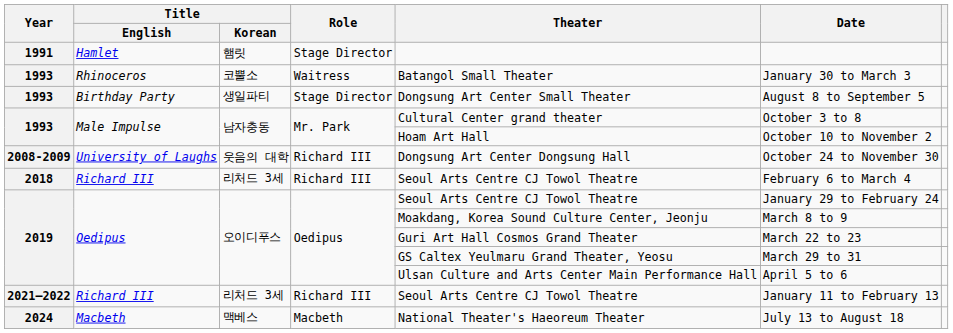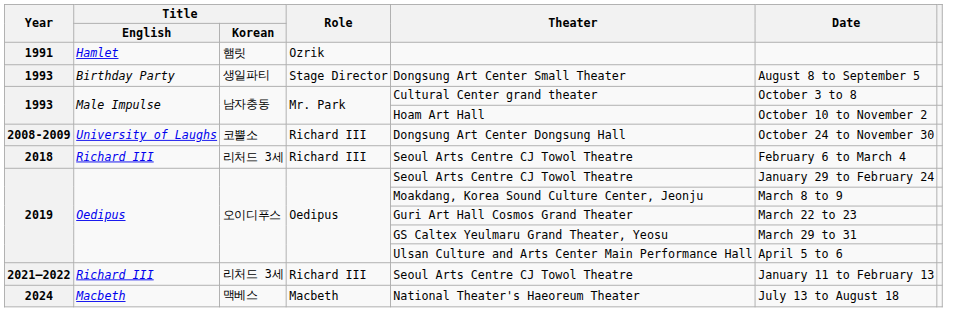(343, 53) Stage Director -> (307, 53) Ozrik
- row: (39, 75)
(255, 156) 웃음의 대학 -> (240, 135) 코뿔소
